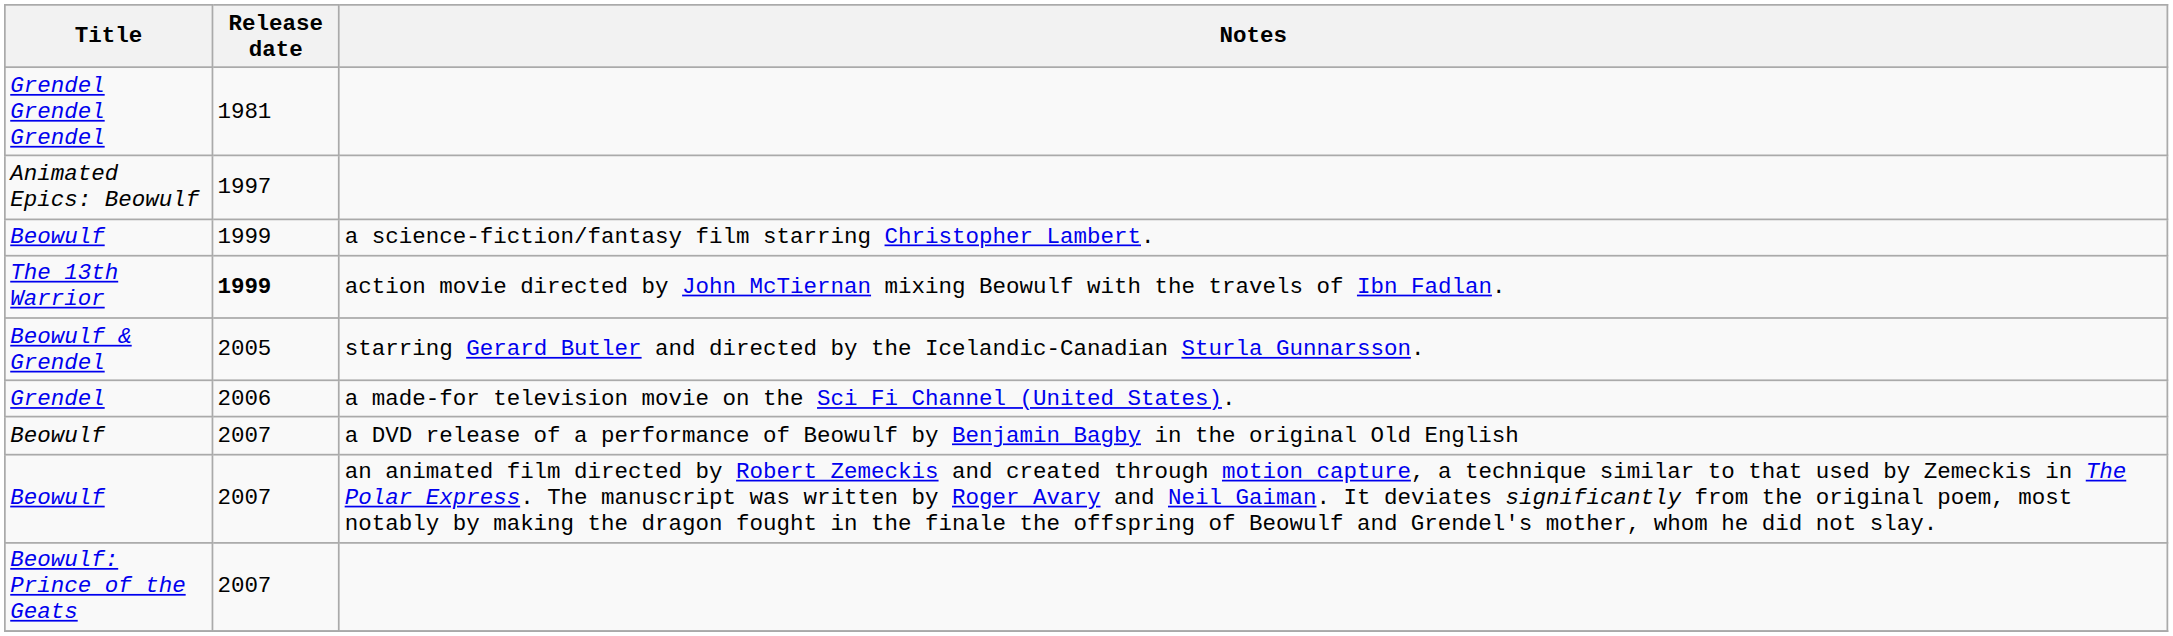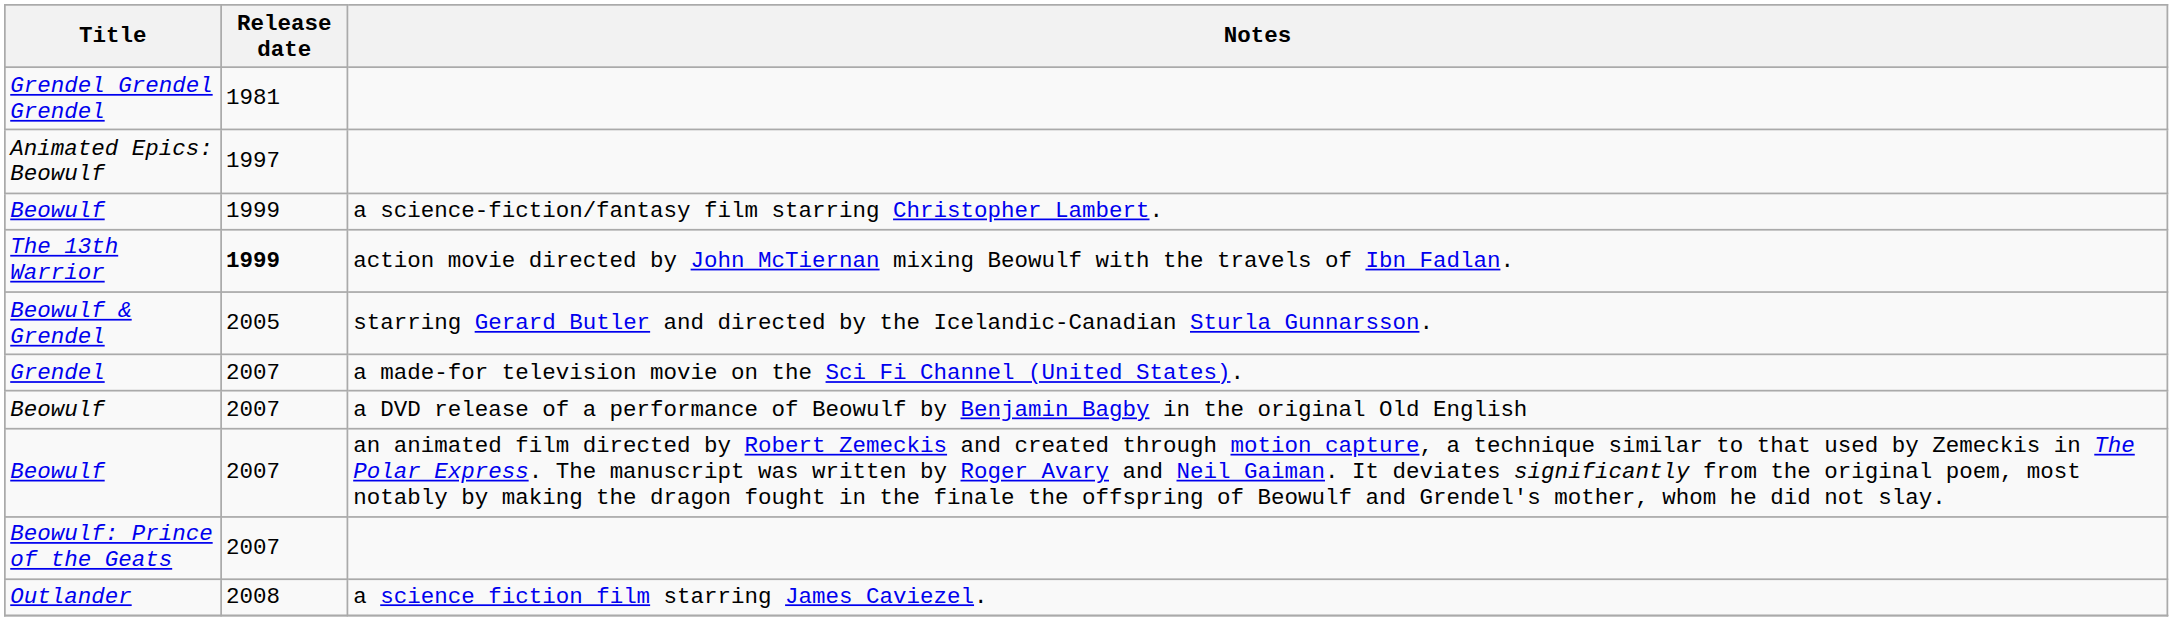(244, 399) 2006 -> (253, 373) 2007
+ row: (71, 597)
